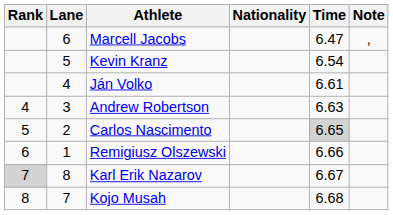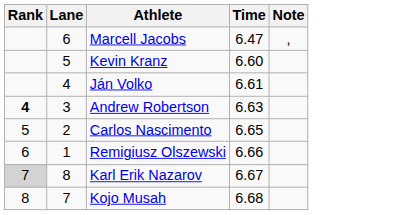- column: (269, 15)
(329, 61) 6.54 -> (249, 61) 6.60
(25, 107) normal -> (25, 107) bold
(329, 130) lightgrey background -> (249, 130) no background
